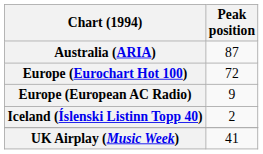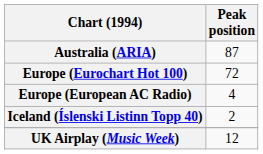(232, 95) 9 -> (232, 95) 4
(232, 138) 41 -> (232, 138) 12
